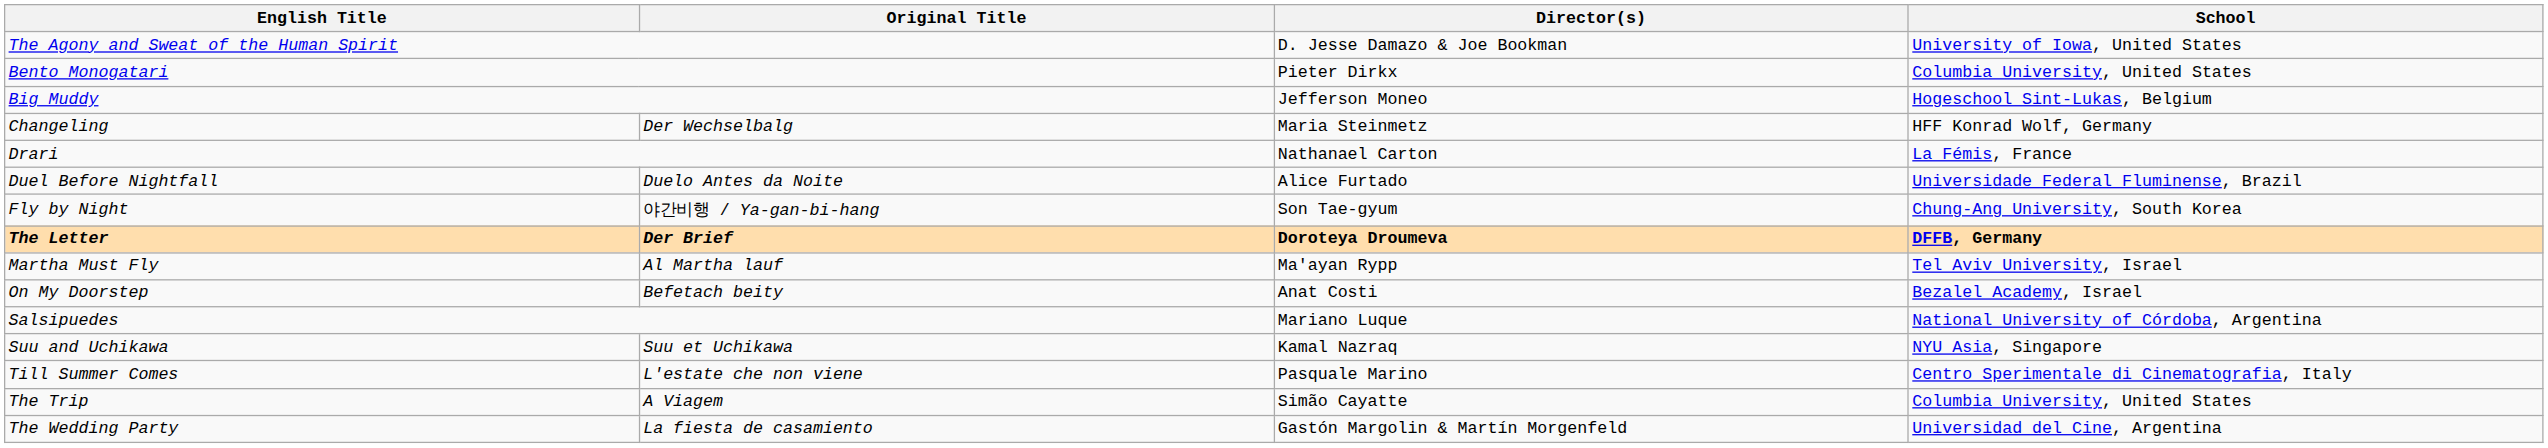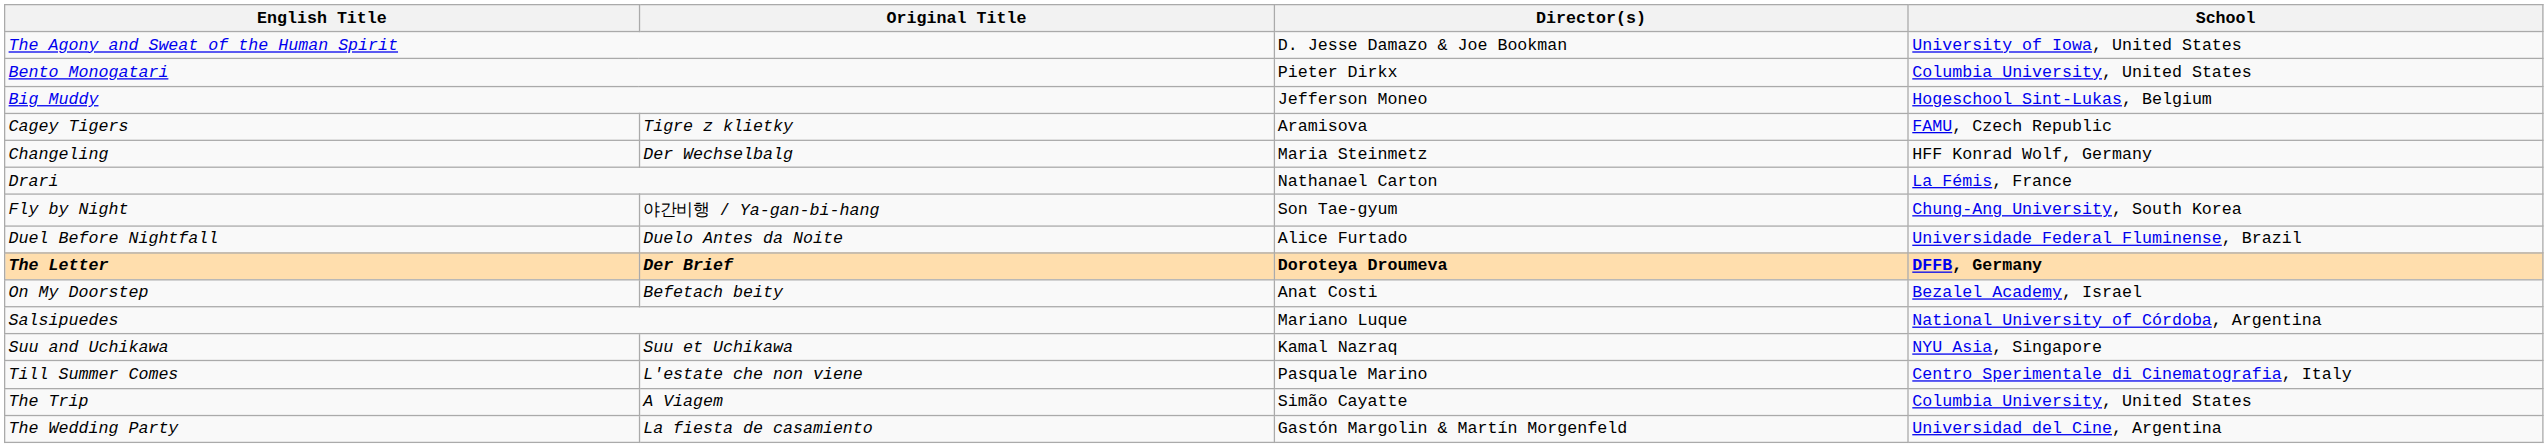+ row: (69, 127)
rows swapped: (113, 181) <-> (69, 210)
- row: (83, 266)
